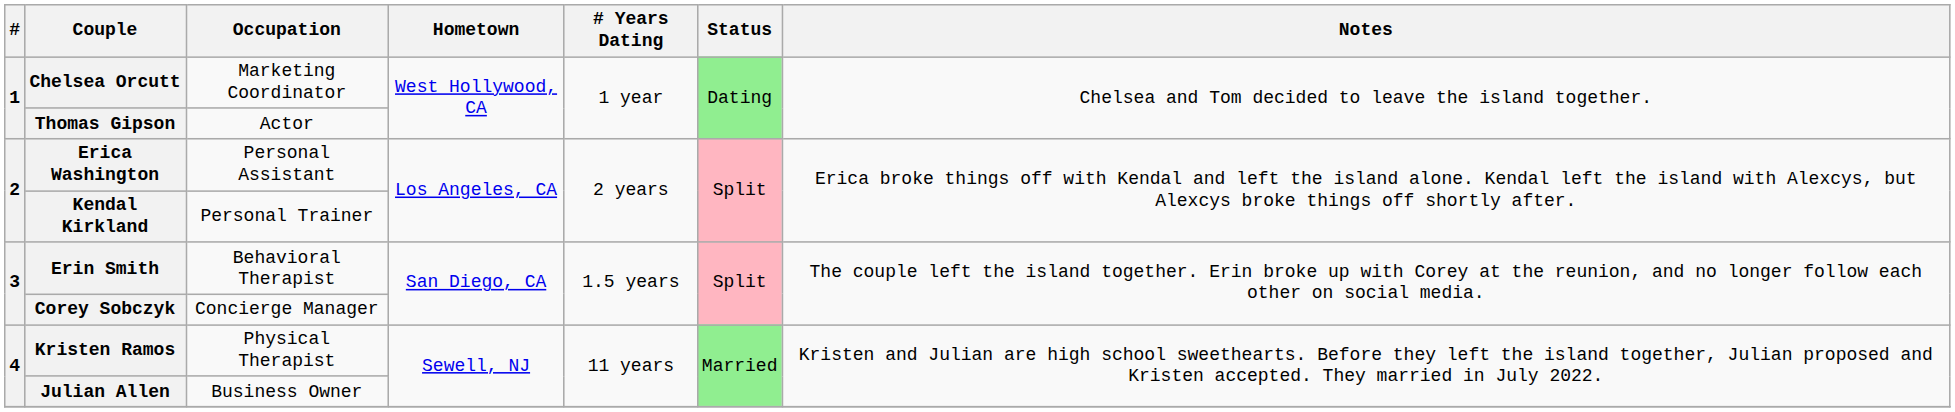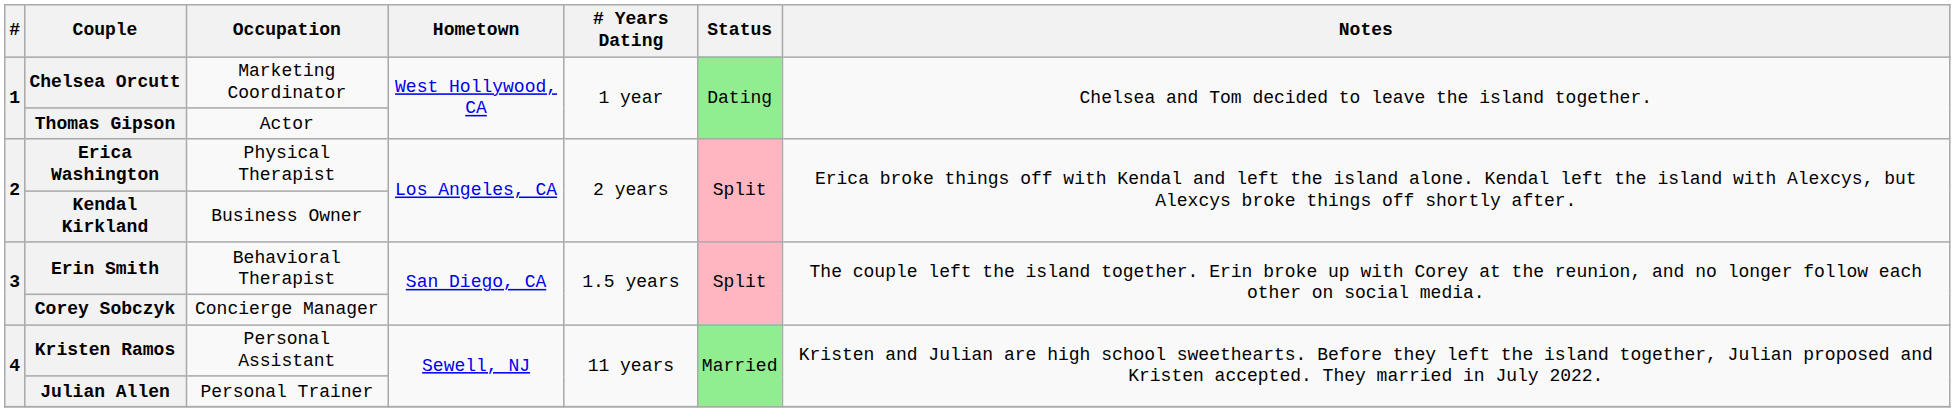(287, 164) Personal Assistant -> (287, 164) Physical Therapist
(287, 216) Personal Trainer -> (287, 216) Business Owner
(287, 350) Physical Therapist -> (287, 350) Personal Assistant
(287, 391) Business Owner -> (287, 391) Personal Trainer
